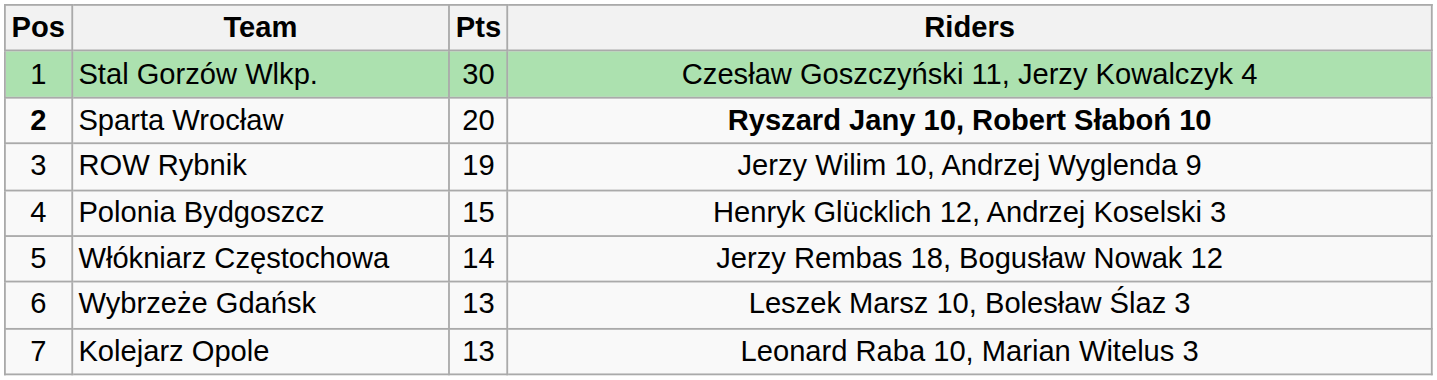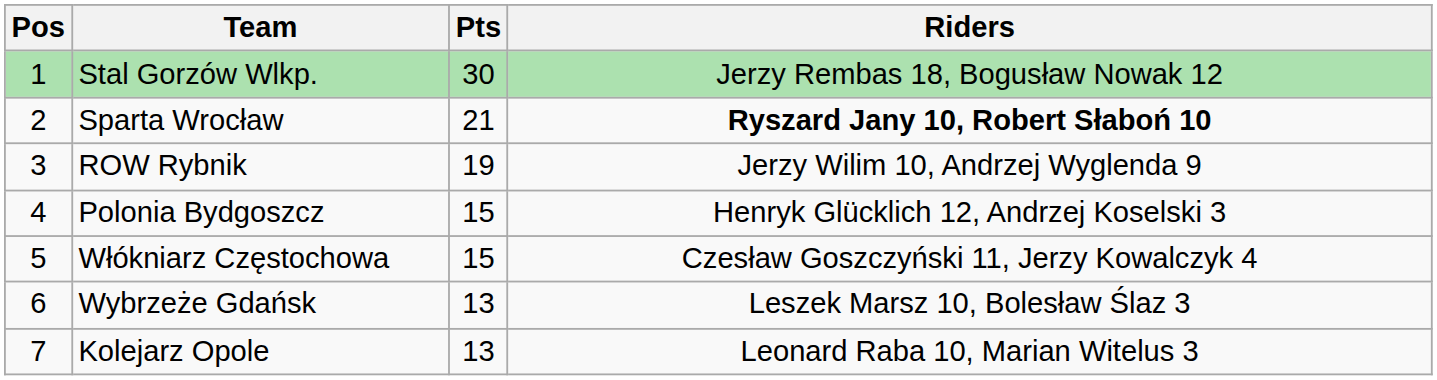(970, 73) Czesław Goszczyński 11, Jerzy Kowalczyk 4 -> (970, 73) Jerzy Rembas 18, Bogusław Nowak 12
(38, 119) bold -> (38, 119) normal
(479, 119) 20 -> (479, 119) 21
(479, 258) 14 -> (479, 258) 15
(970, 258) Jerzy Rembas 18, Bogusław Nowak 12 -> (970, 258) Czesław Goszczyński 11, Jerzy Kowalczyk 4
